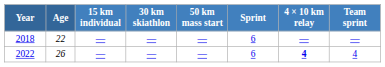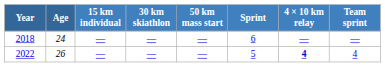(60, 39) 22 -> (60, 39) 24
(253, 54) 6 -> (253, 54) 5
